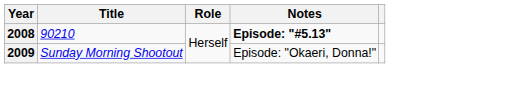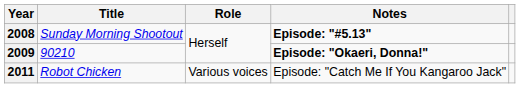(57, 33) 90210 -> (112, 33) Sunday Morning Shootout
(112, 53) Sunday Morning Shootout -> (57, 53) 90210
(305, 53) normal -> (351, 53) bold
+ row: (21, 72)
